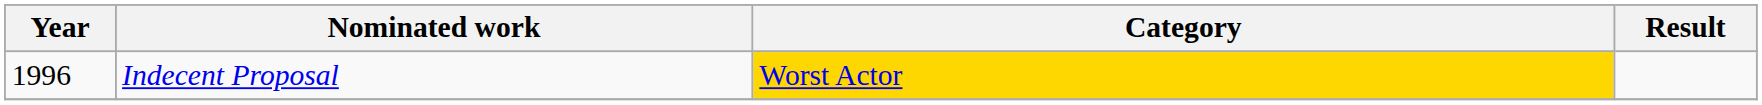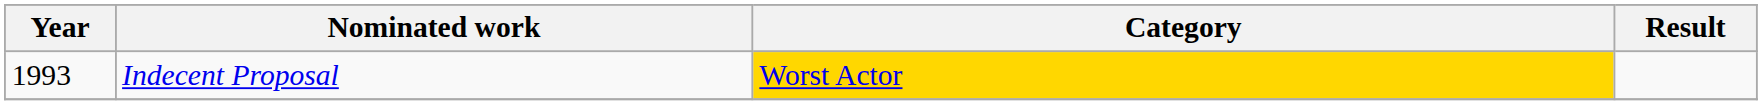(41, 74) 1996 -> (41, 74) 1993
